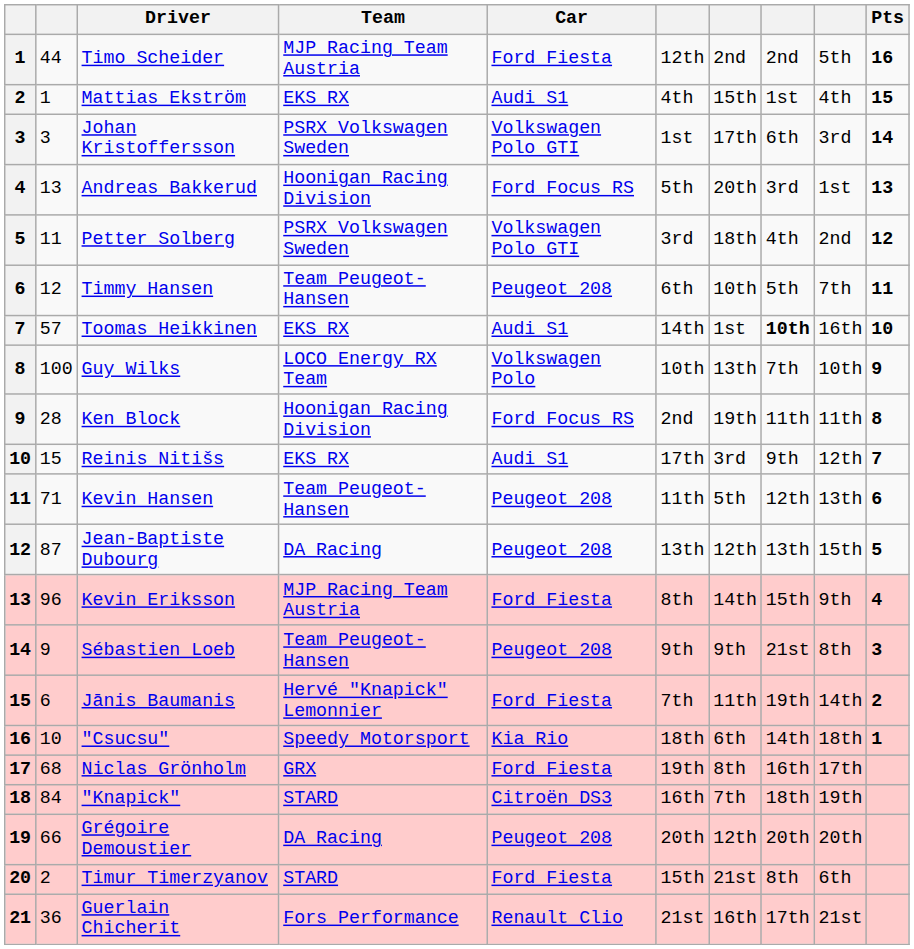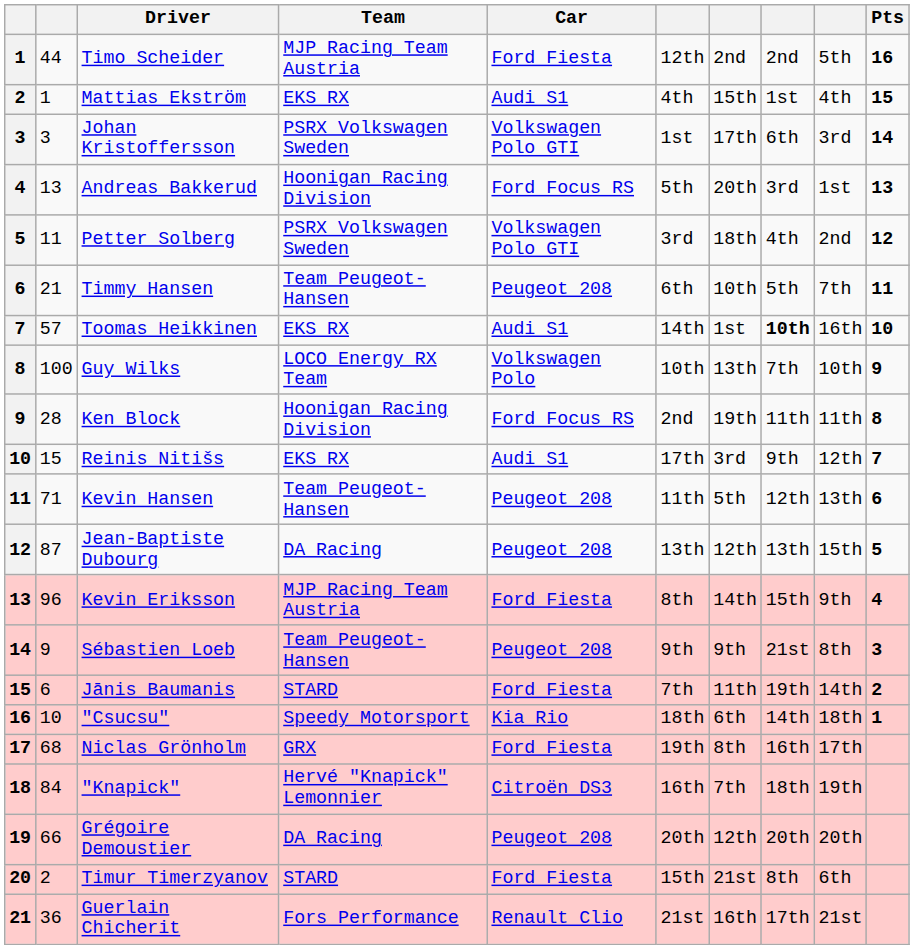(51, 290) 12 -> (51, 290) 21
(365, 701) Hervé "Knapick" Lemonnier -> (311, 690) STARD
(311, 800) STARD -> (365, 789) Hervé "Knapick" Lemonnier
